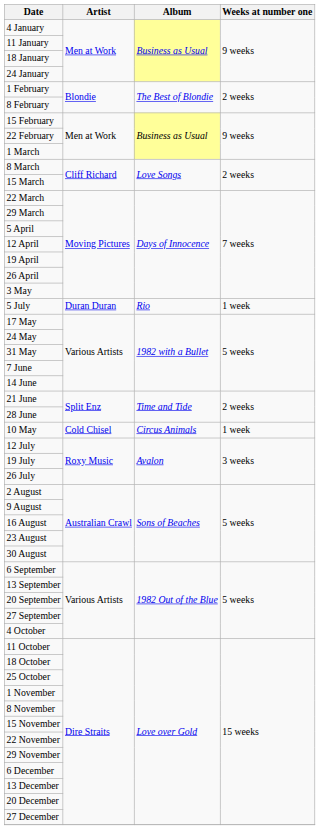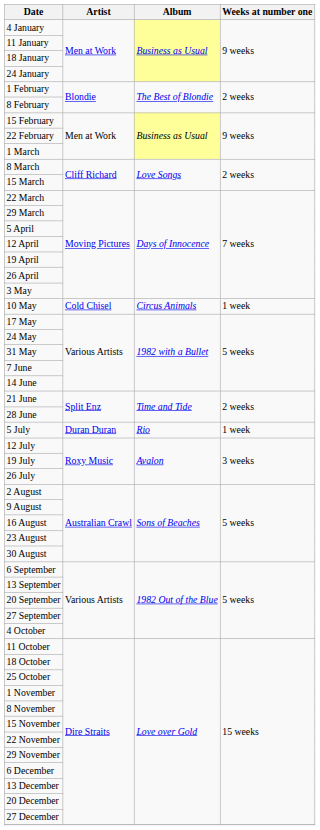rows swapped: (22, 430) <-> (18, 306)
